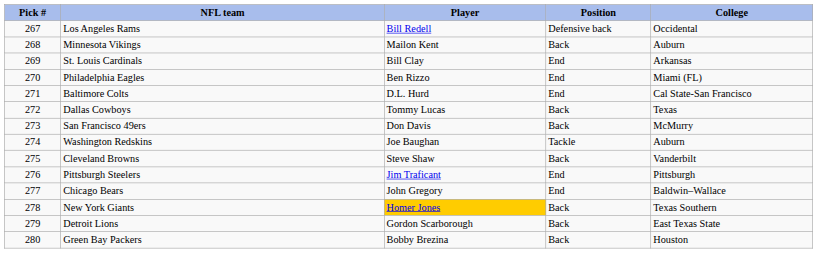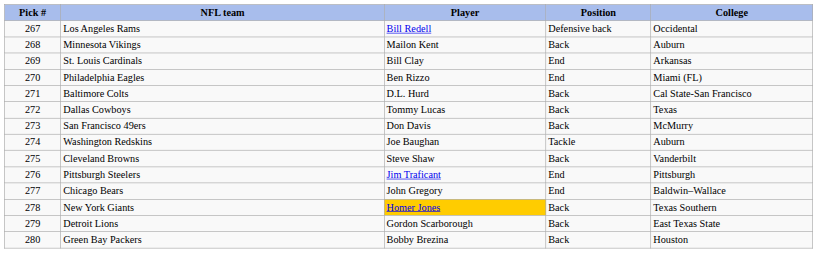(556, 93) End -> (559, 93) Back
